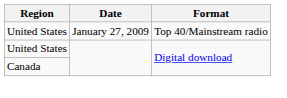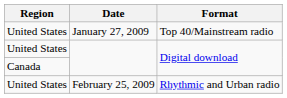+ row: (37, 84)
